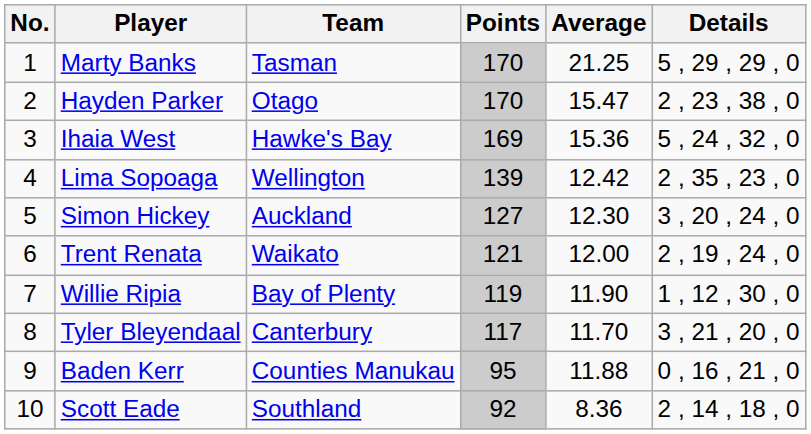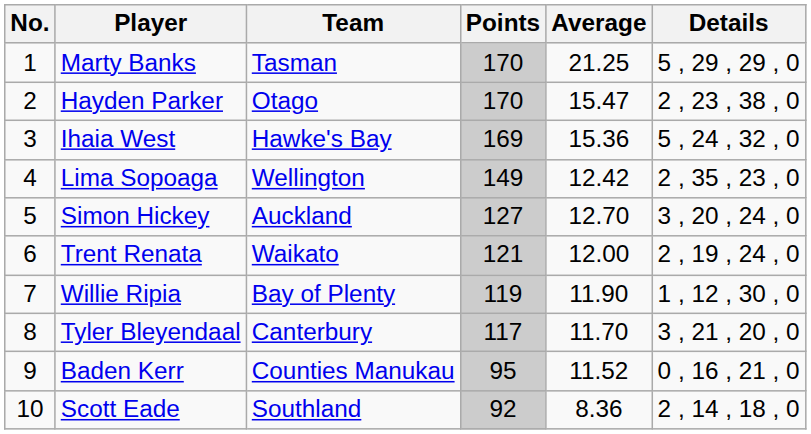(503, 178) 139 -> (503, 178) 149
(599, 216) 12.30 -> (599, 216) 12.70
(599, 370) 11.88 -> (599, 370) 11.52
